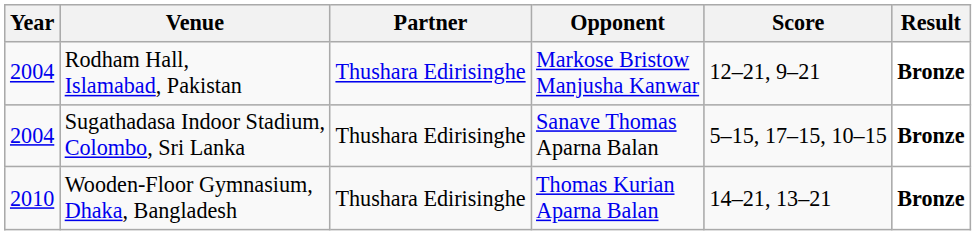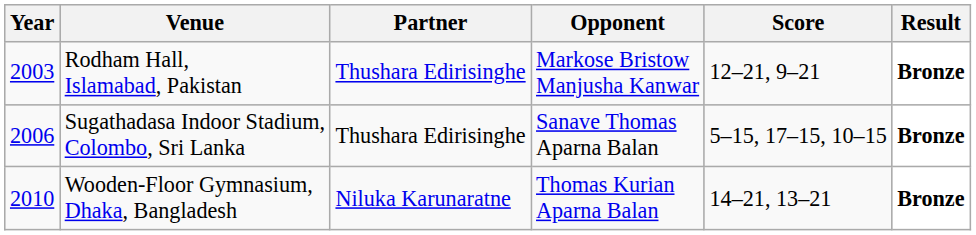(32, 72) 2004 -> (32, 72) 2003
(32, 135) 2004 -> (32, 135) 2006
(431, 198) Thushara Edirisinghe -> (423, 198) Niluka Karunaratne
